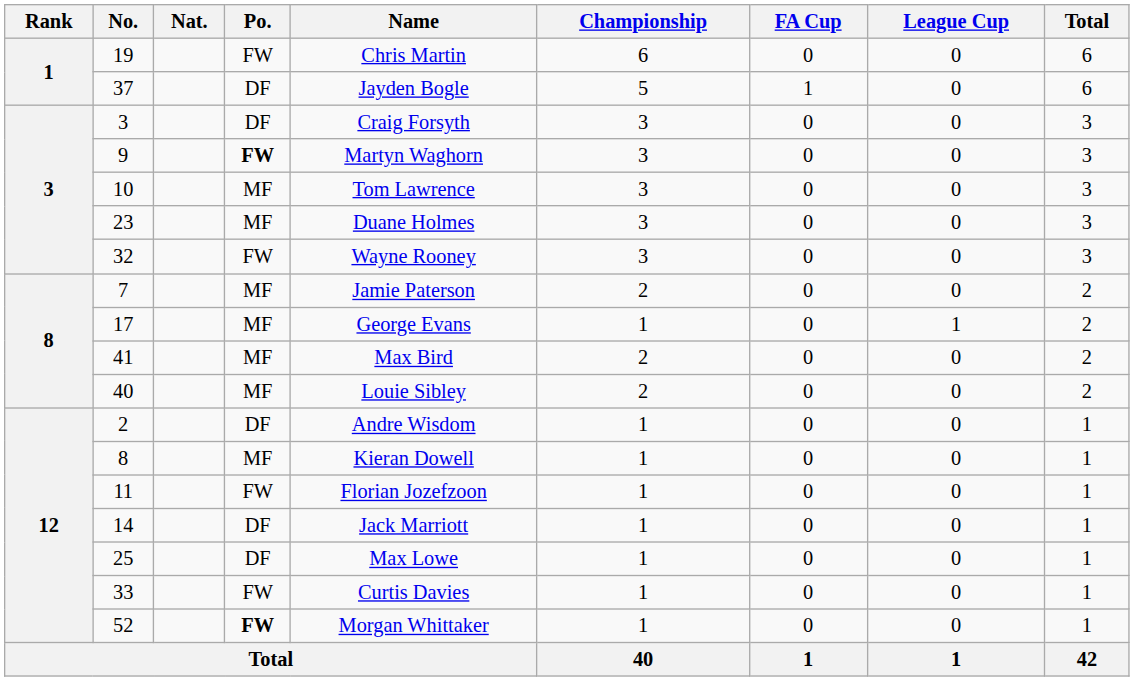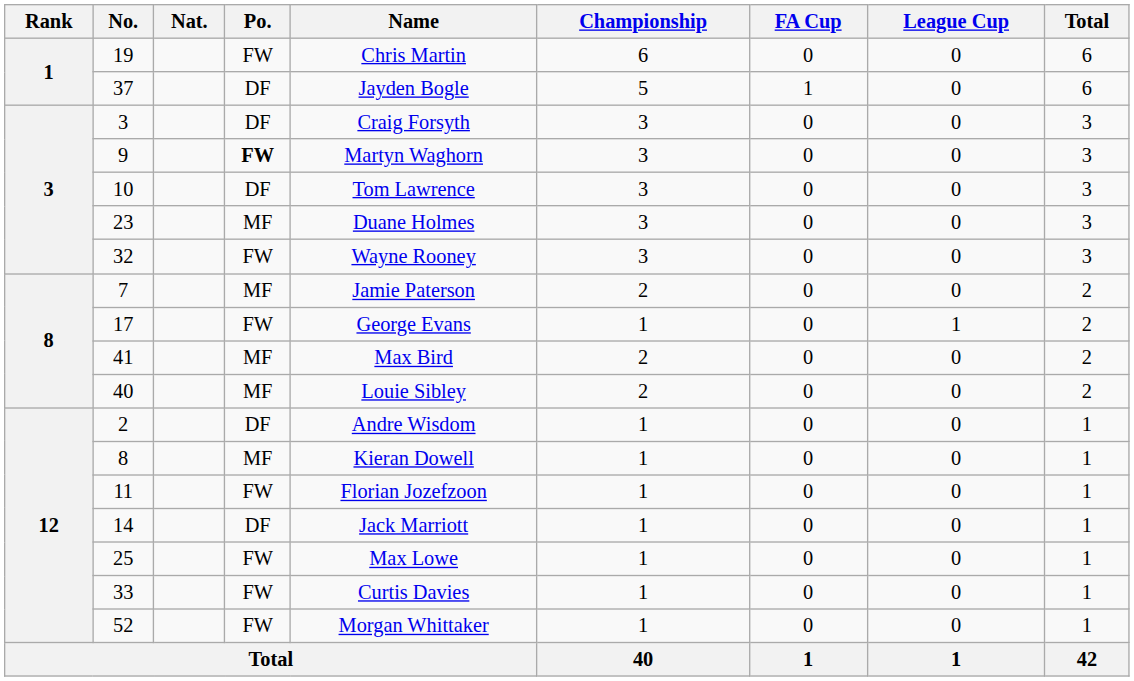(258, 189) MF -> (258, 189) DF
(258, 323) MF -> (258, 323) FW
(258, 558) DF -> (258, 558) FW
(258, 625) bold -> (258, 625) normal
